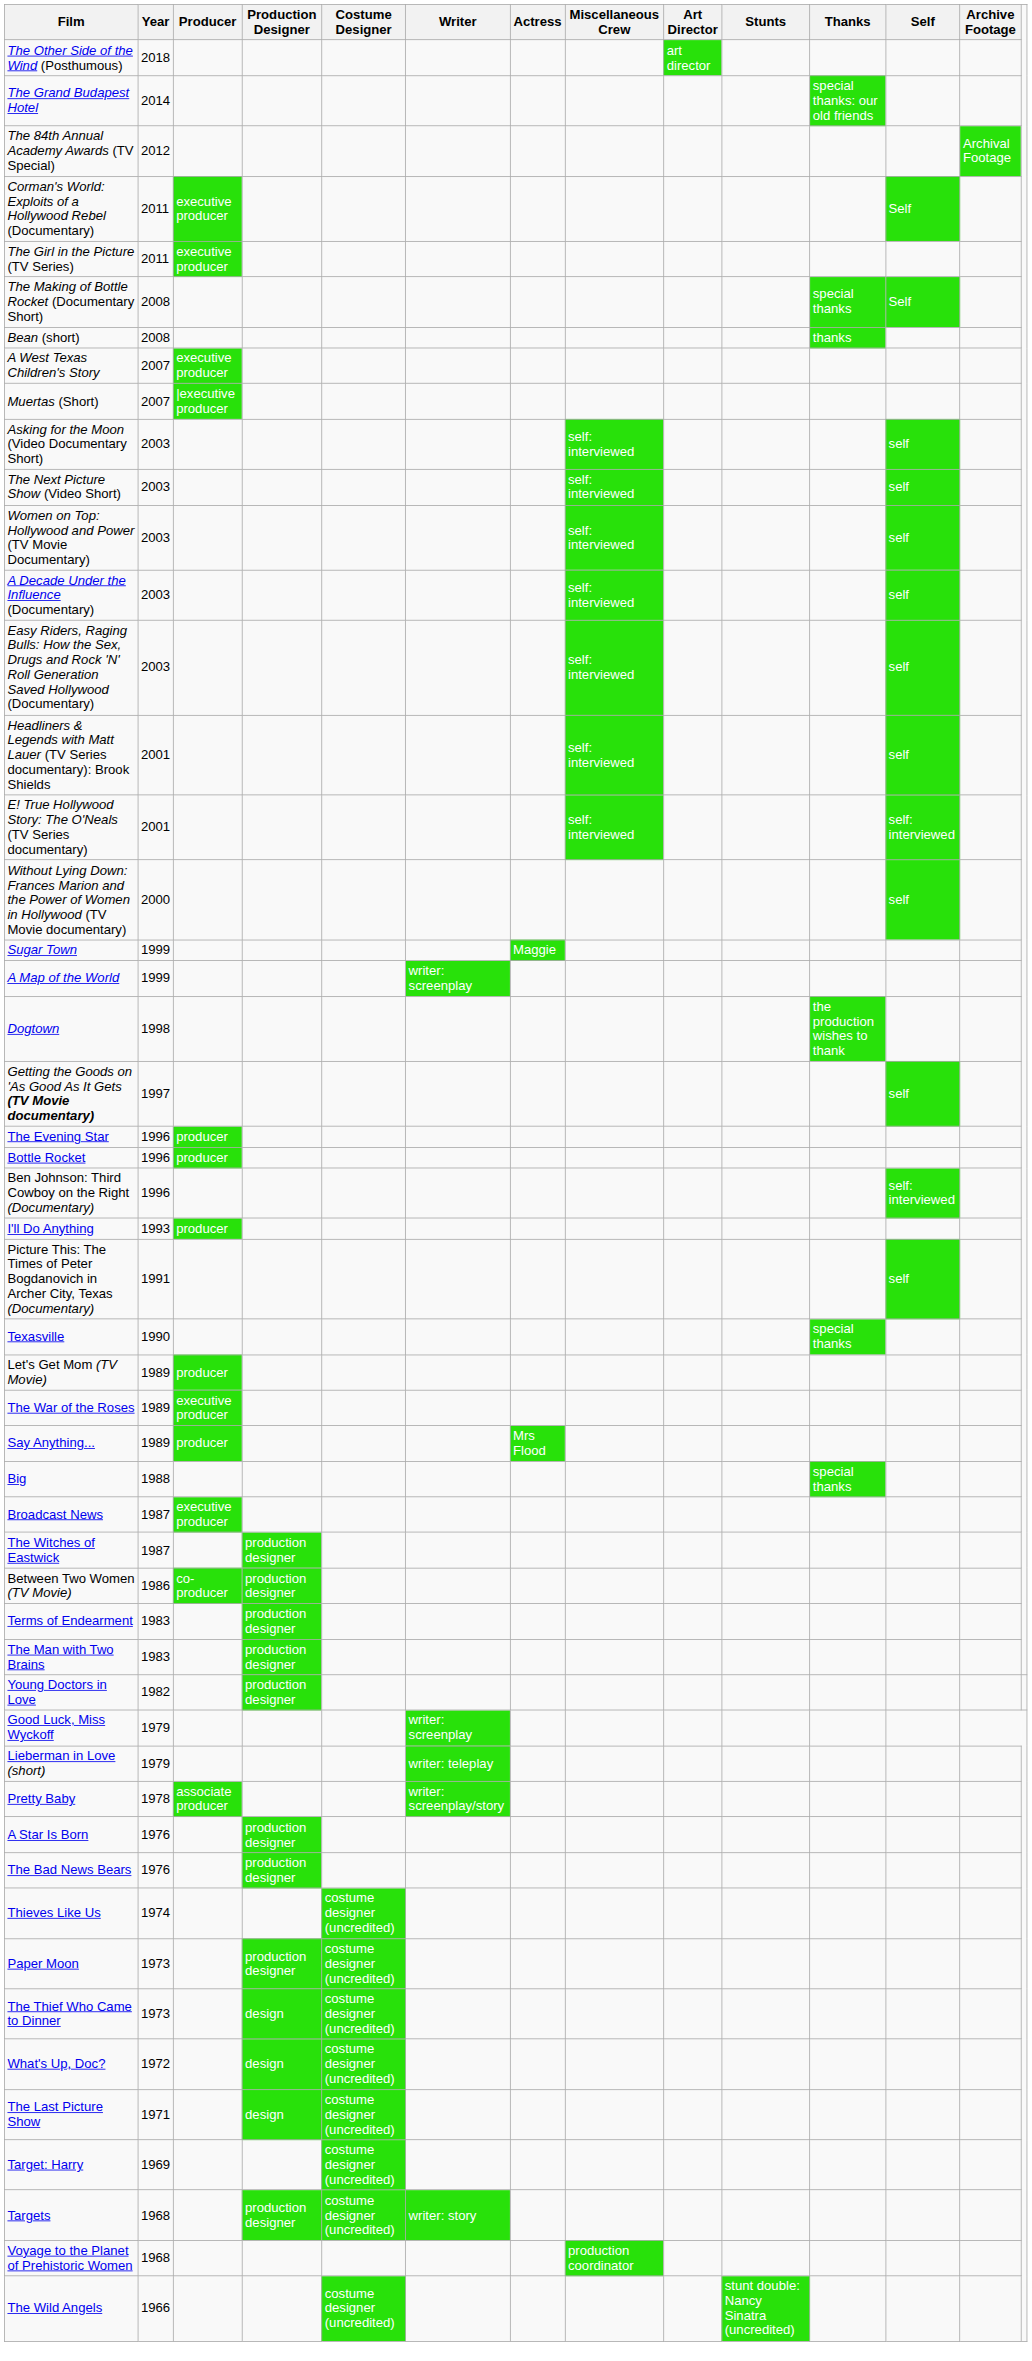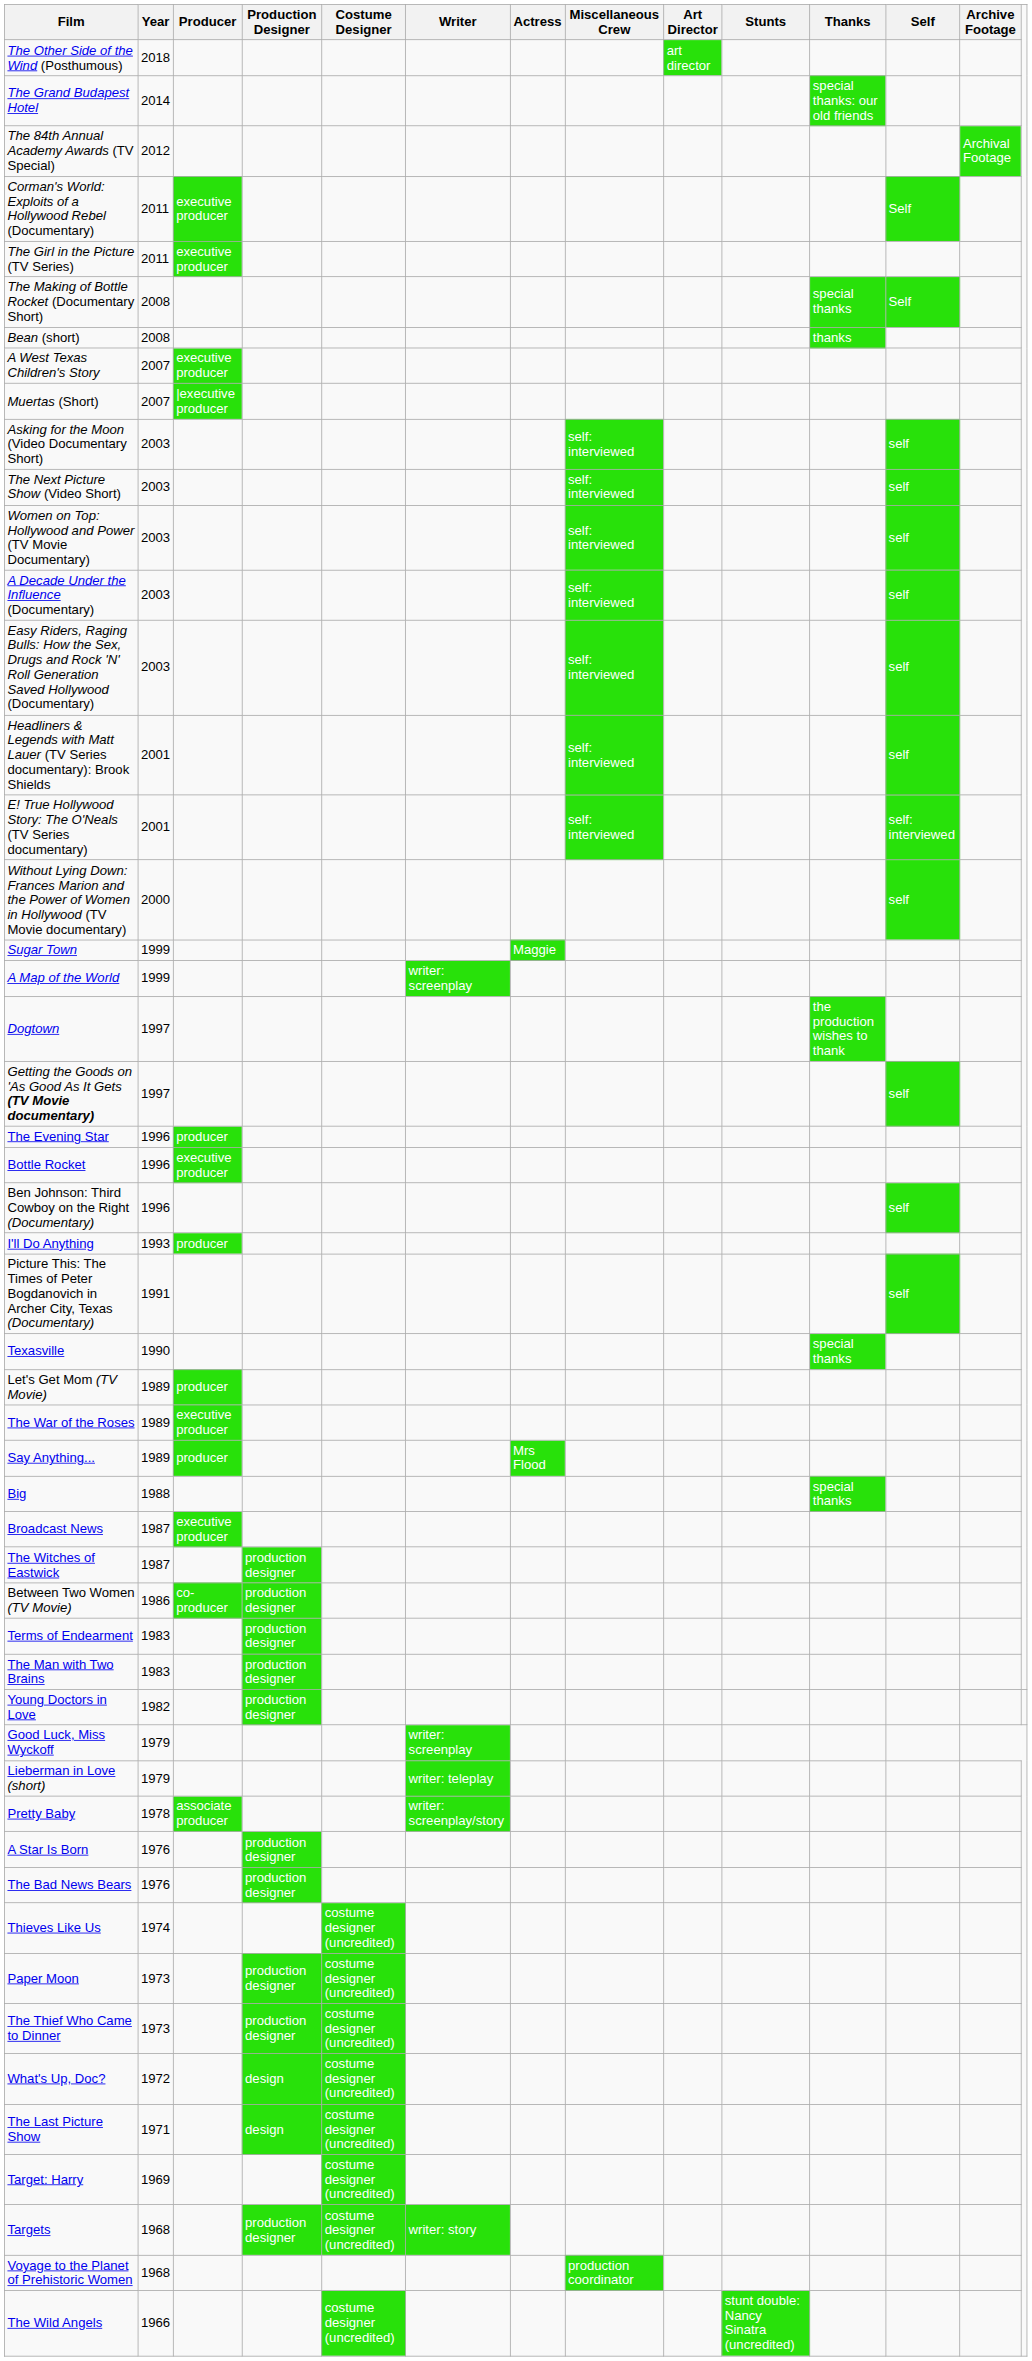(155, 1028) 1998 -> (155, 1028) 1997
(202, 1157) producer -> (204, 1165) executive producer
(922, 1193) self: interviewed -> (899, 1208) self
(264, 2013) design -> (276, 2028) production designer
